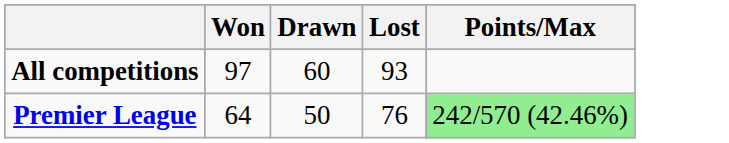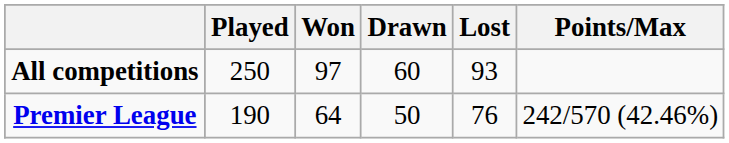+ column: (250, 26)
(530, 115) lightgreen background -> (620, 115) no background
